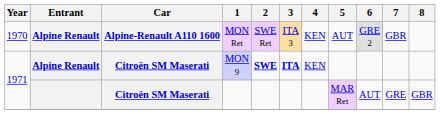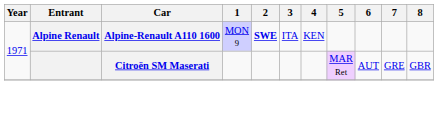- row: (17, 36)
(162, 66) Citroën SM Maserati -> (162, 36) Alpine-Renault A110 1600
(291, 66) bold -> (290, 36) normal
